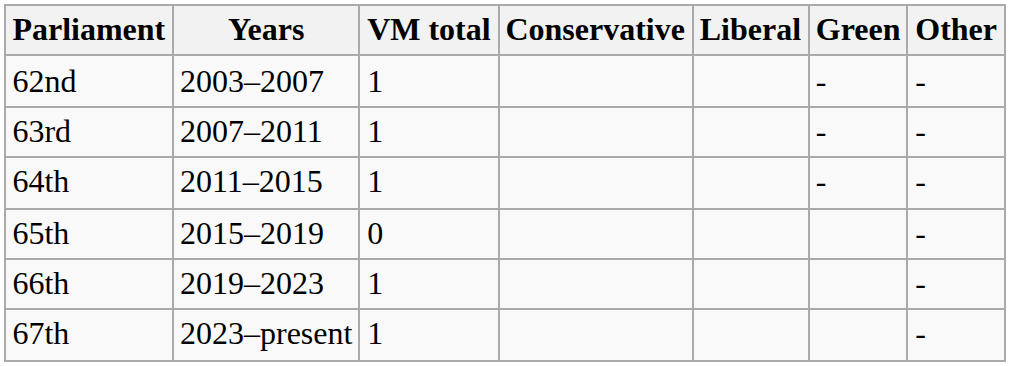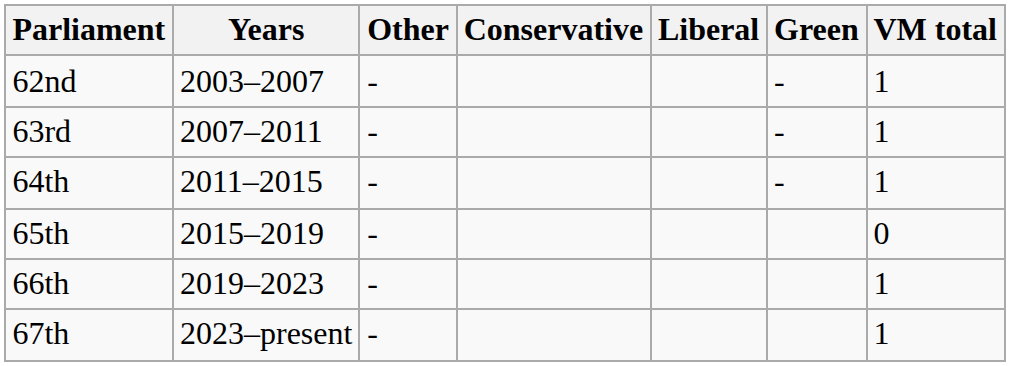columns swapped: (429, 29) <-> (956, 29)
